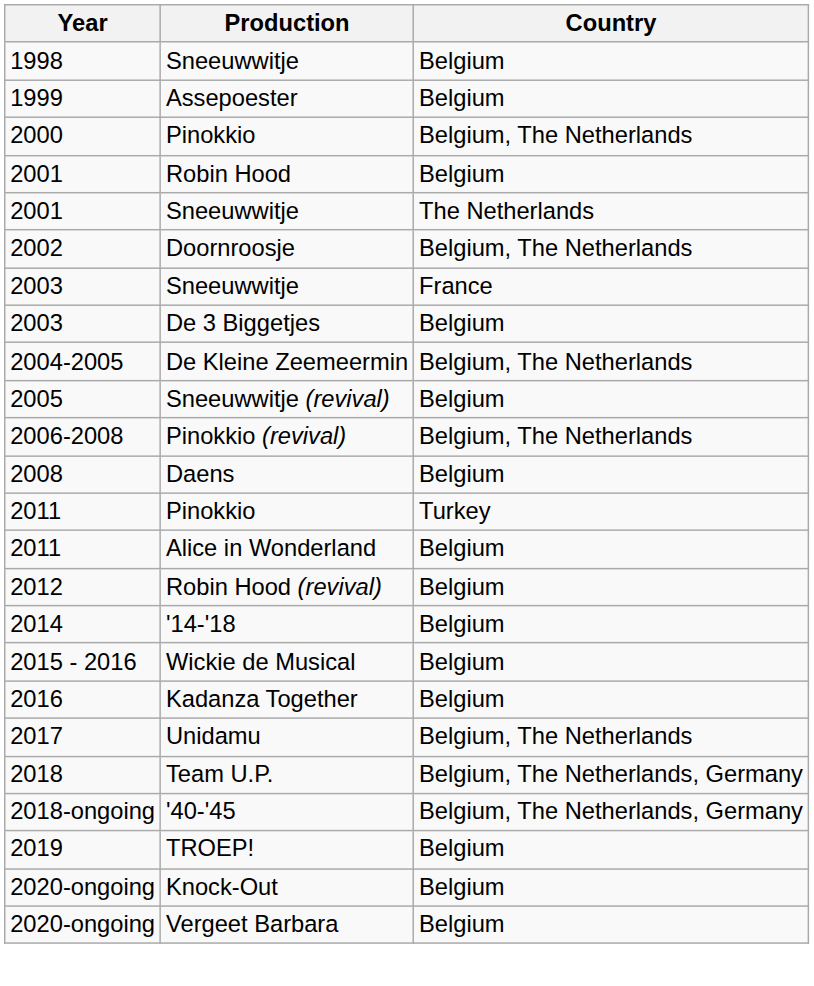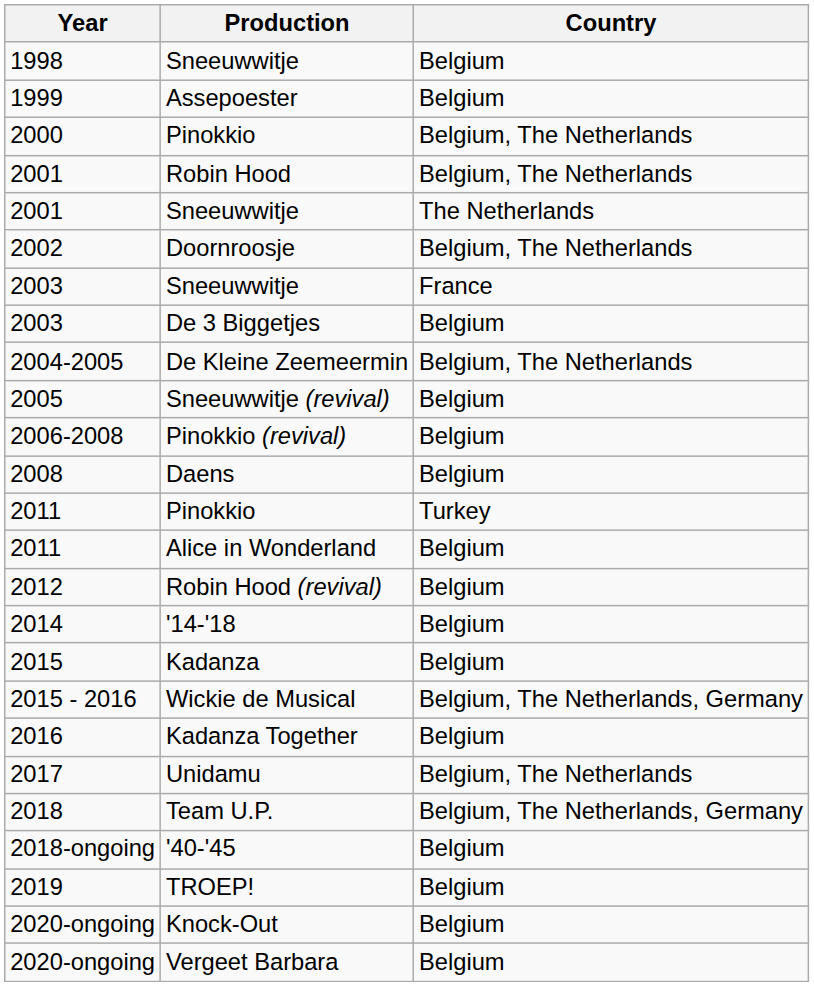(462, 173) Belgium -> (556, 173) Belgium, The Netherlands
(556, 436) Belgium, The Netherlands -> (462, 436) Belgium
+ row: (37, 661)
(462, 661) Belgium -> (611, 699) Belgium, The Netherlands, Germany
(611, 811) Belgium, The Netherlands, Germany -> (462, 849) Belgium
